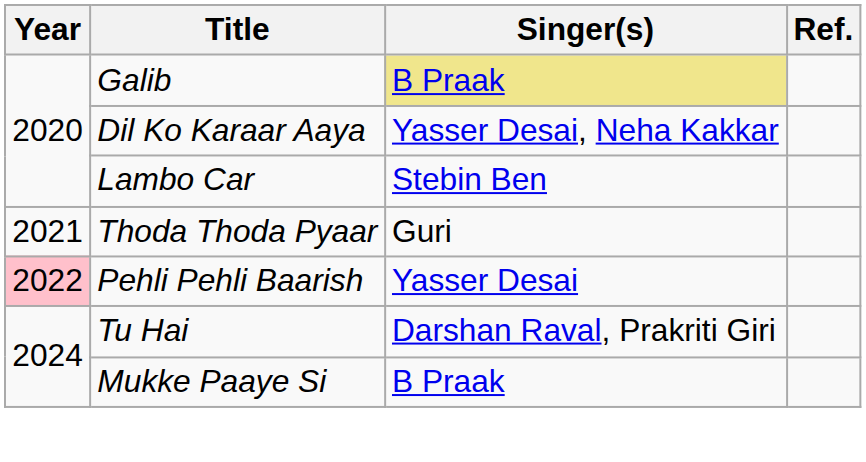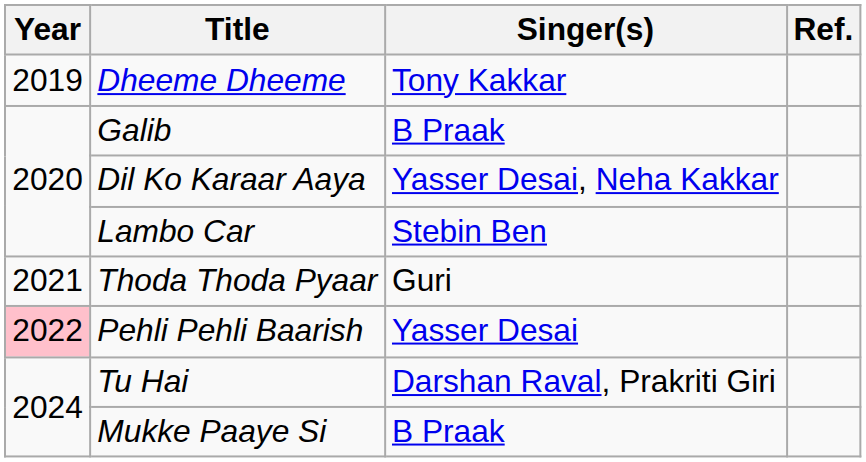+ row: (222, 79)
(448, 79) khaki background -> (448, 130) no background
